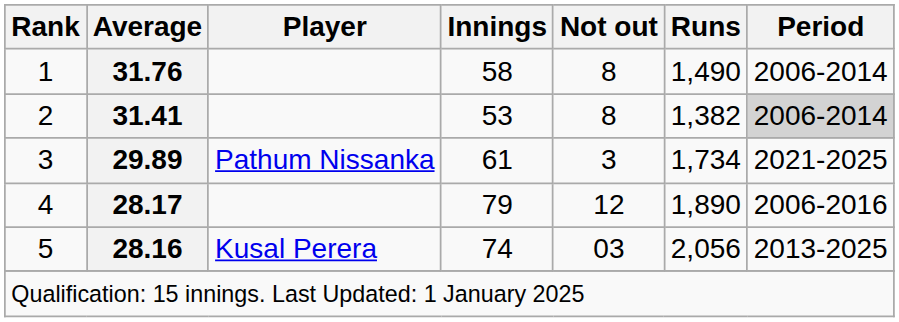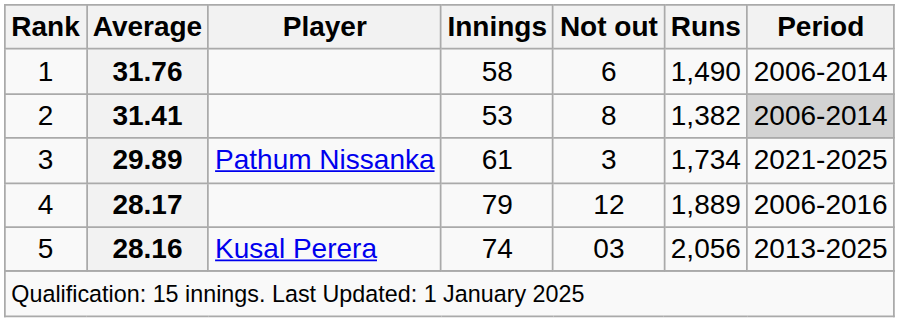(609, 71) 8 -> (609, 71) 6
(706, 204) 1,890 -> (706, 204) 1,889
